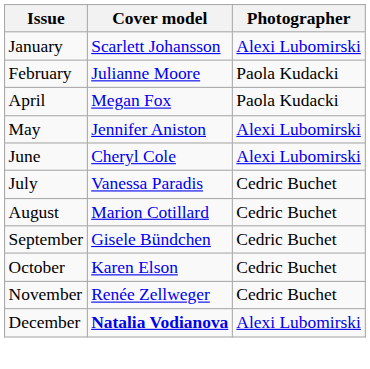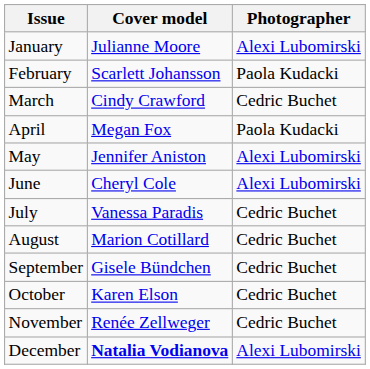(156, 45) Scarlett Johansson -> (146, 45) Julianne Moore
(146, 73) Julianne Moore -> (156, 73) Scarlett Johansson
+ row: (31, 101)
